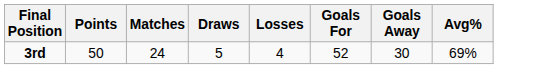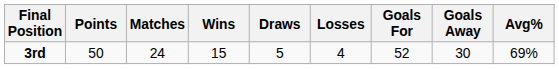+ column: (219, 23)
